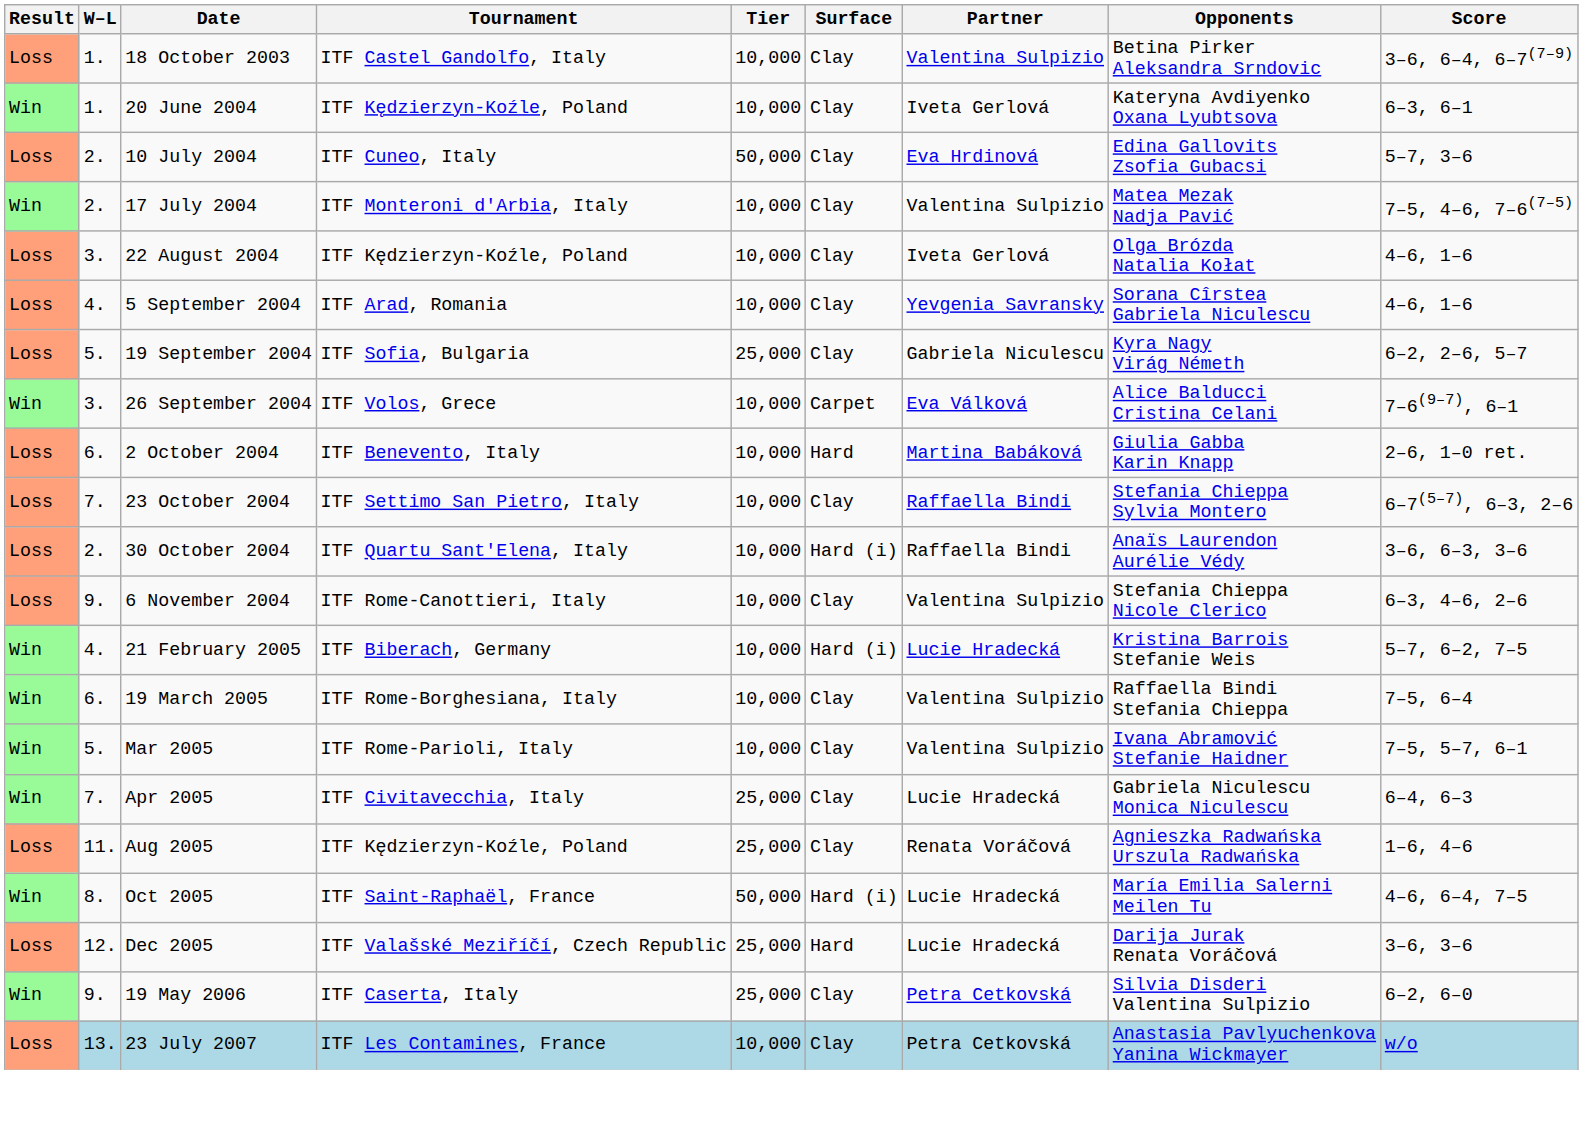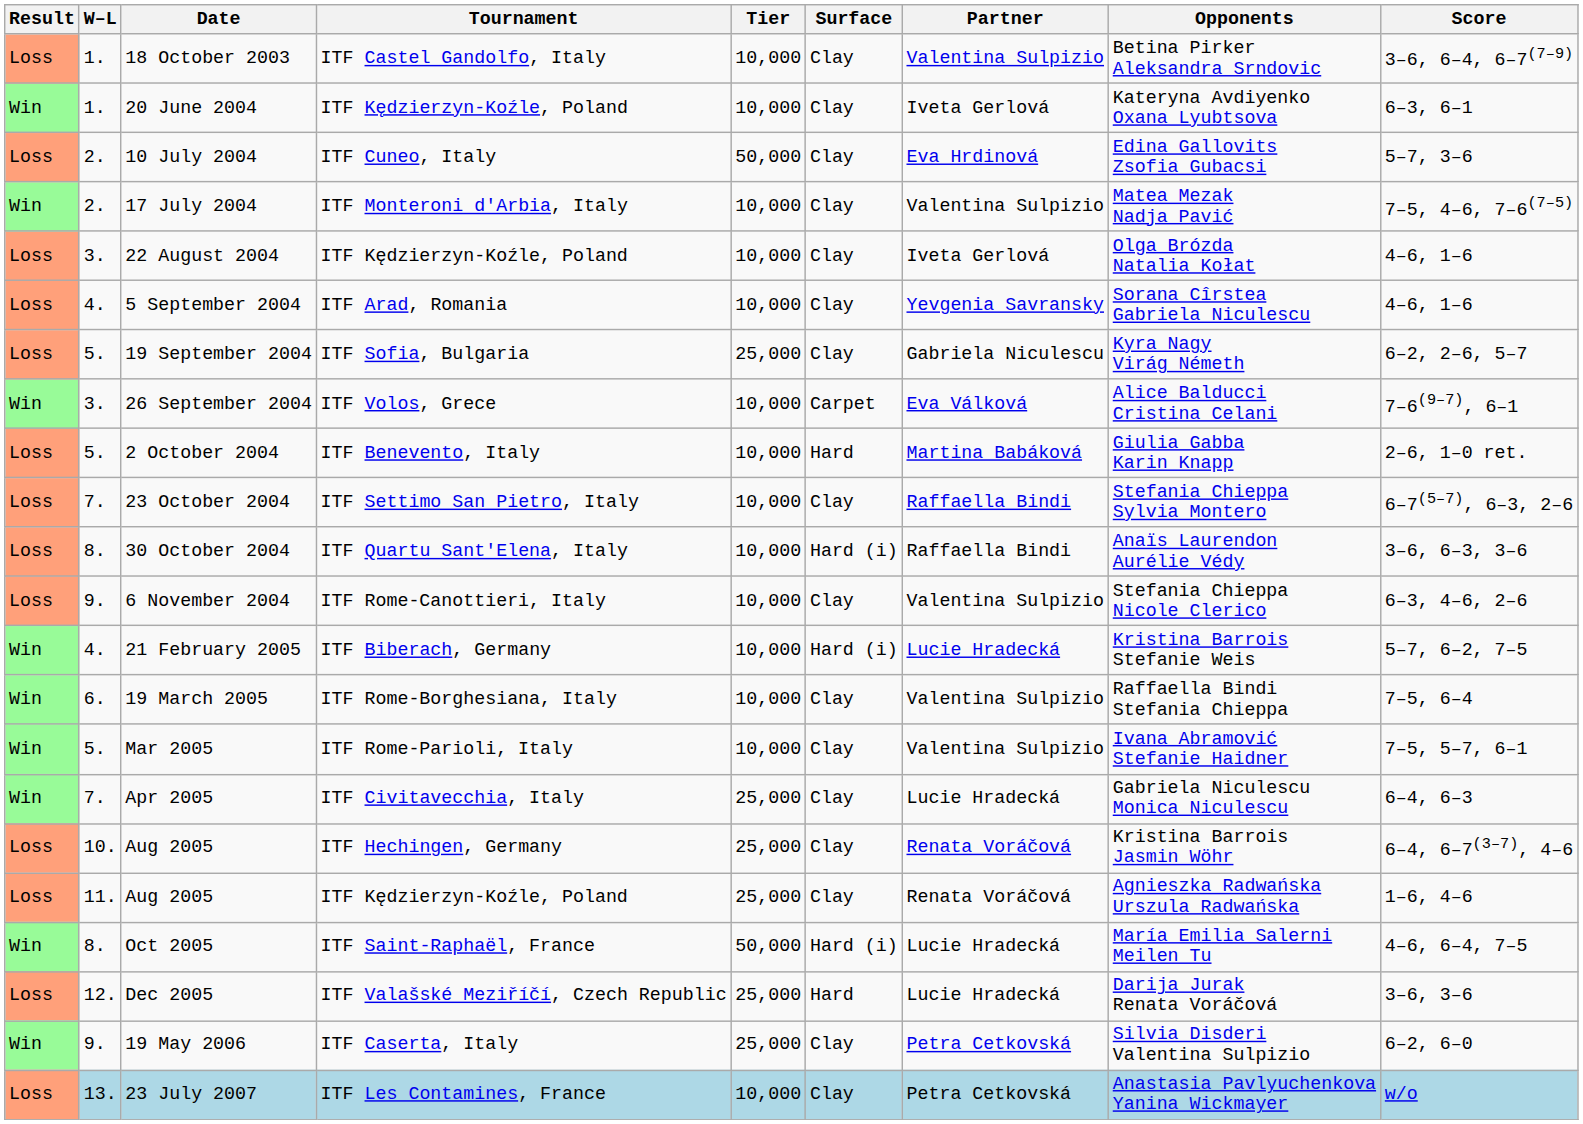(95, 453) 6. -> (95, 453) 5.
(95, 552) 2. -> (95, 552) 8.
+ row: (169, 848)
